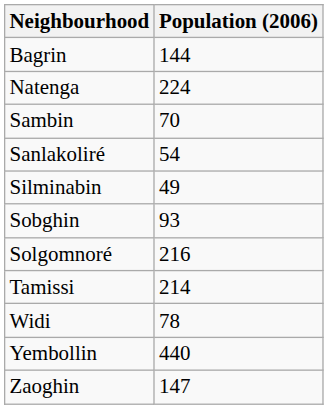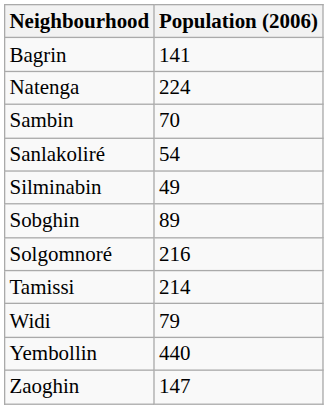(175, 54) 144 -> (175, 54) 141
(169, 220) 93 -> (169, 220) 89
(169, 320) 78 -> (169, 320) 79
